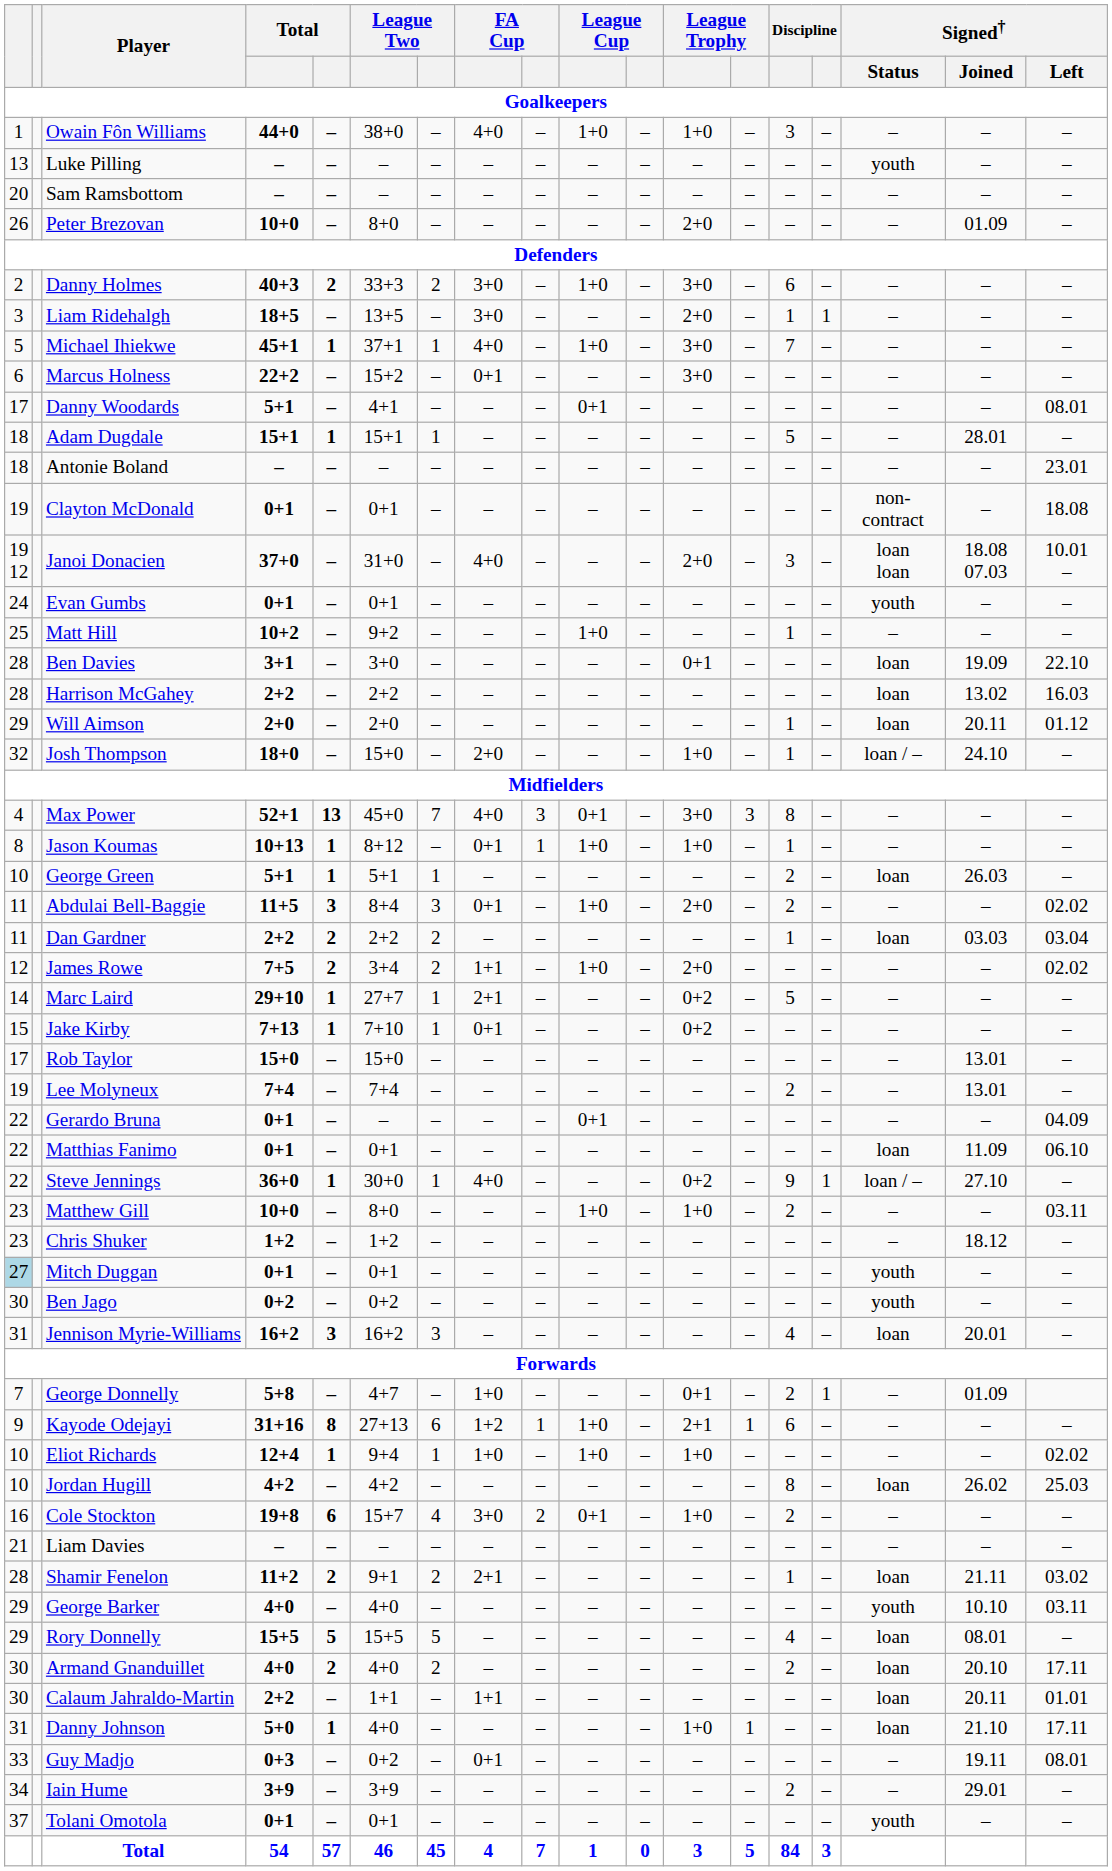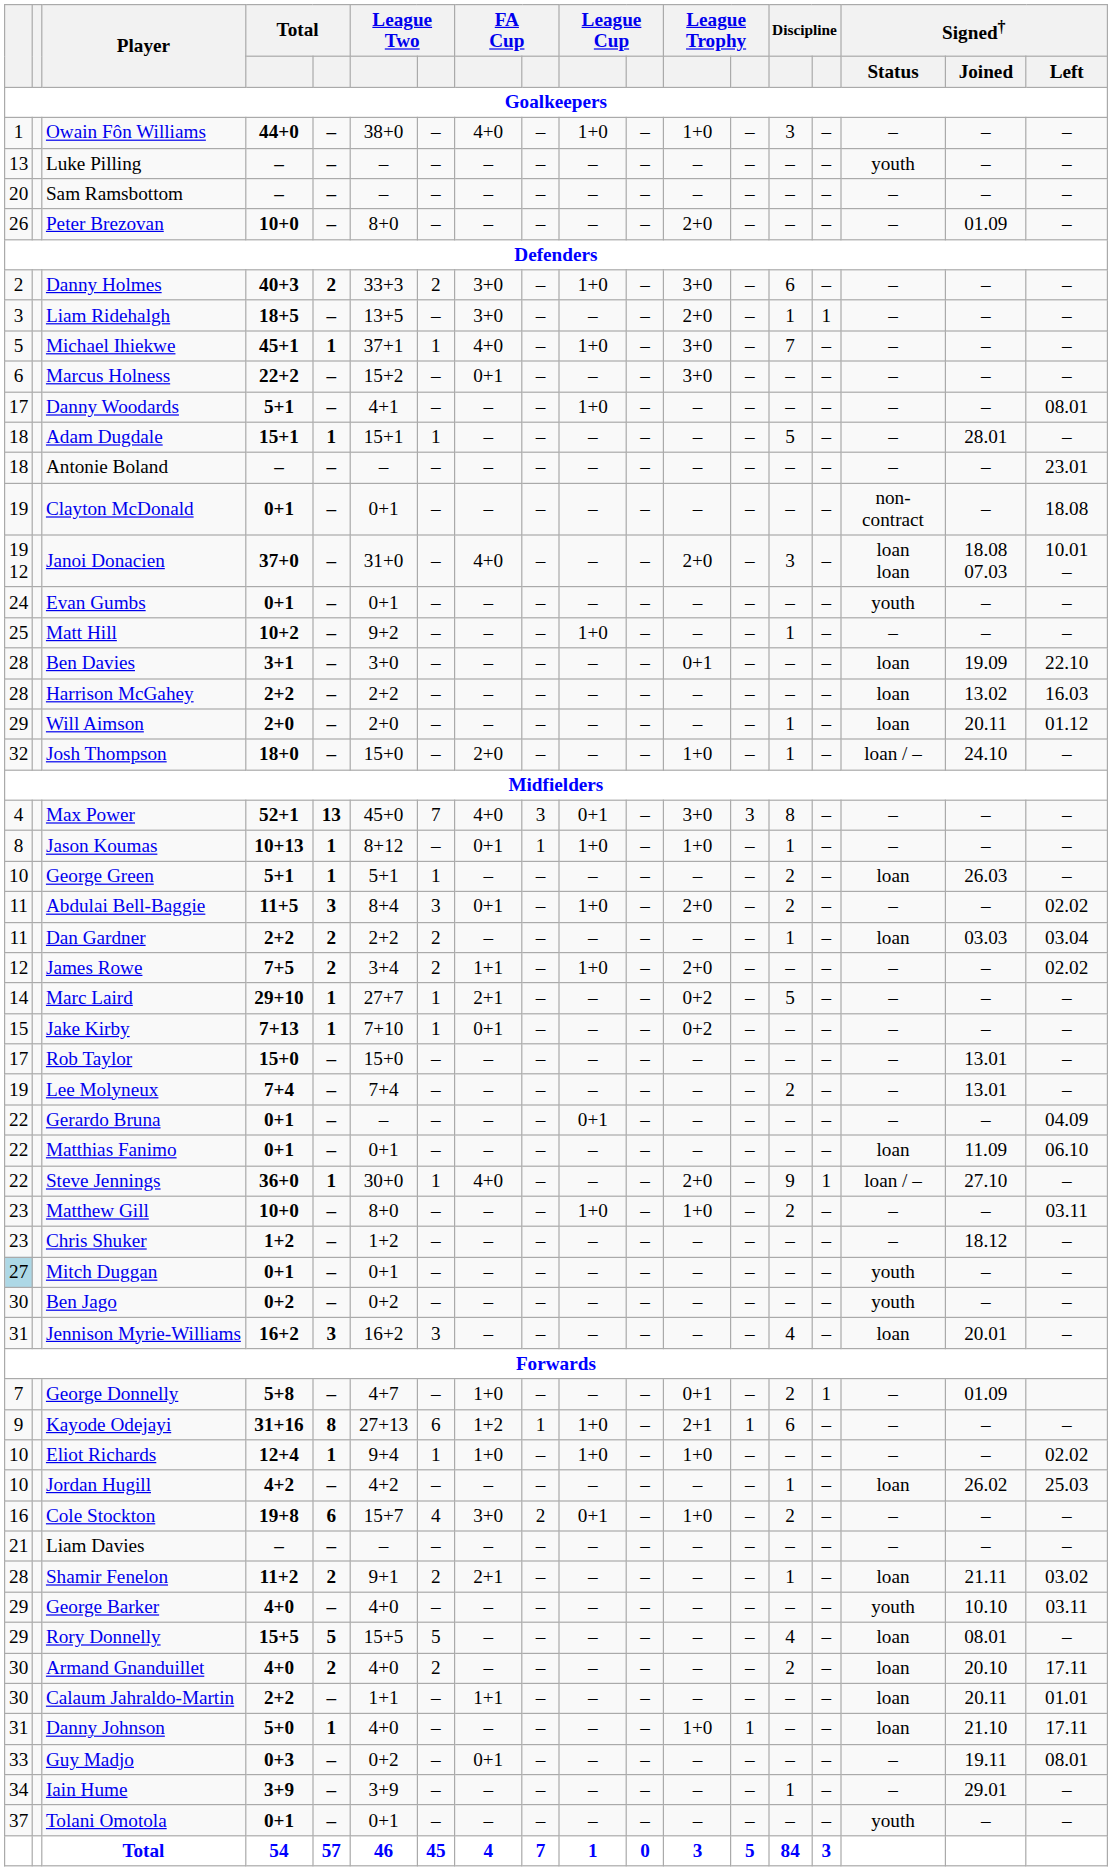(593, 406) 0+1 -> (593, 406) 1+0
(697, 1180) 0+2 -> (697, 1180) 2+0
(790, 1485) 8 -> (790, 1485) 1
(790, 1789) 2 -> (790, 1789) 1
